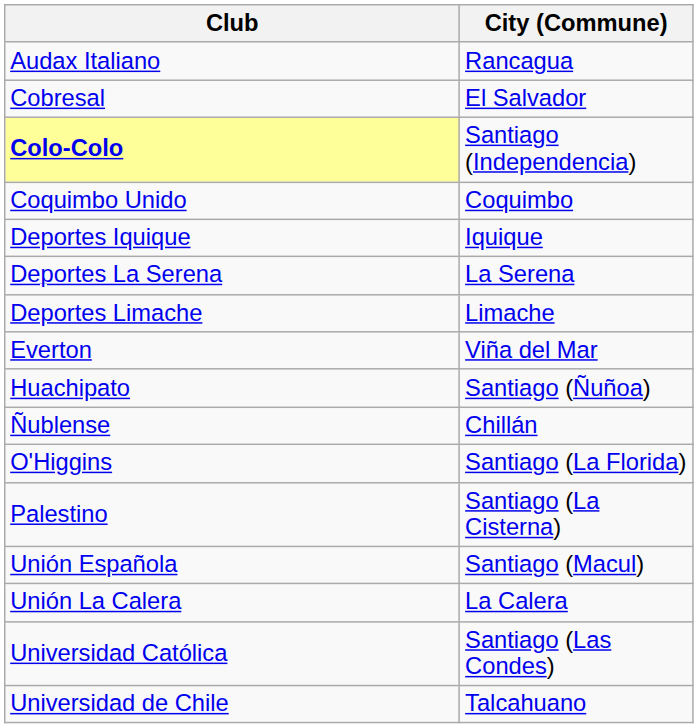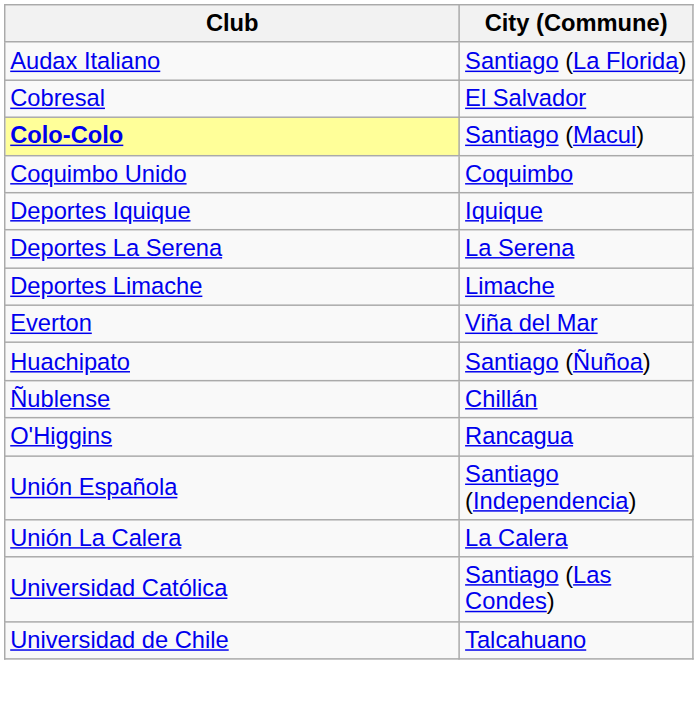(519, 60) Rancagua -> (576, 60) Santiago (La Florida)
(551, 149) Santiago (Independencia) -> (555, 135) Santiago (Macul)
(576, 463) Santiago (La Florida) -> (519, 436) Rancagua
- row: (59, 513)
(555, 564) Santiago (Macul) -> (551, 487) Santiago (Independencia)
